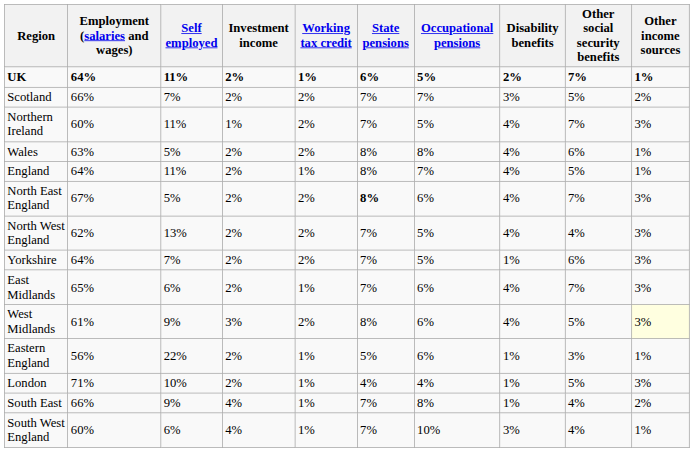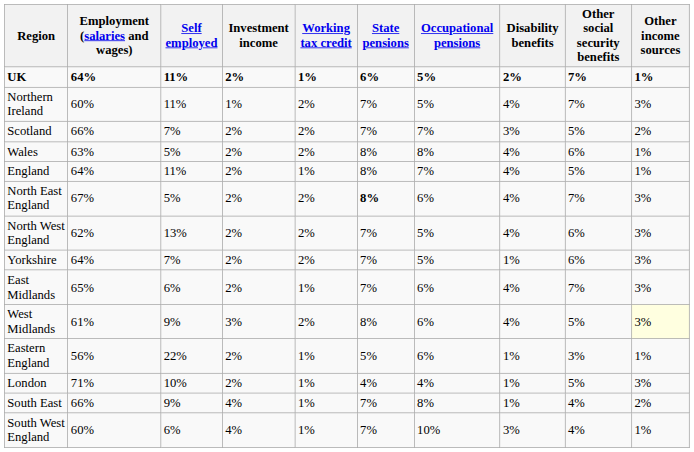rows swapped: (30, 124) <-> (29, 97)
(576, 233) 4% -> (576, 233) 6%
